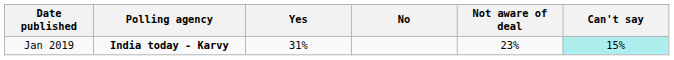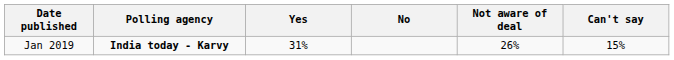(510, 46) 23% -> (510, 46) 26%
(616, 46) paleturquoise background -> (616, 46) no background
